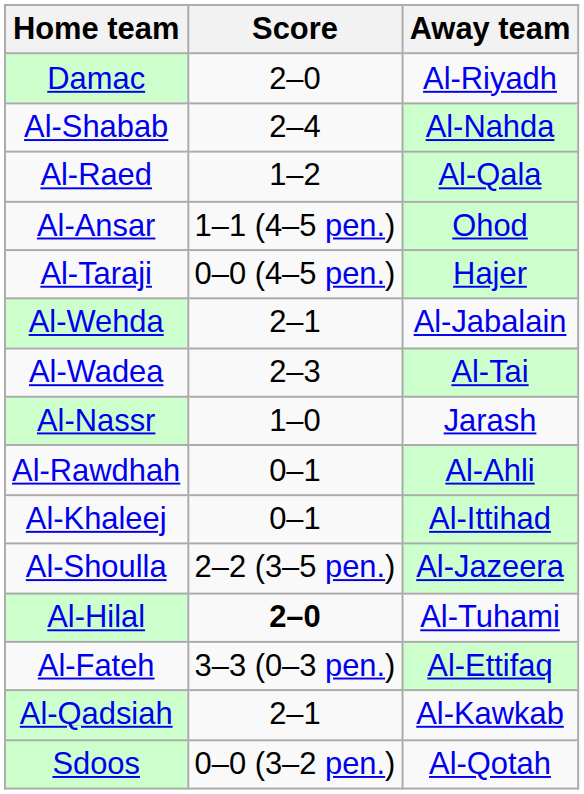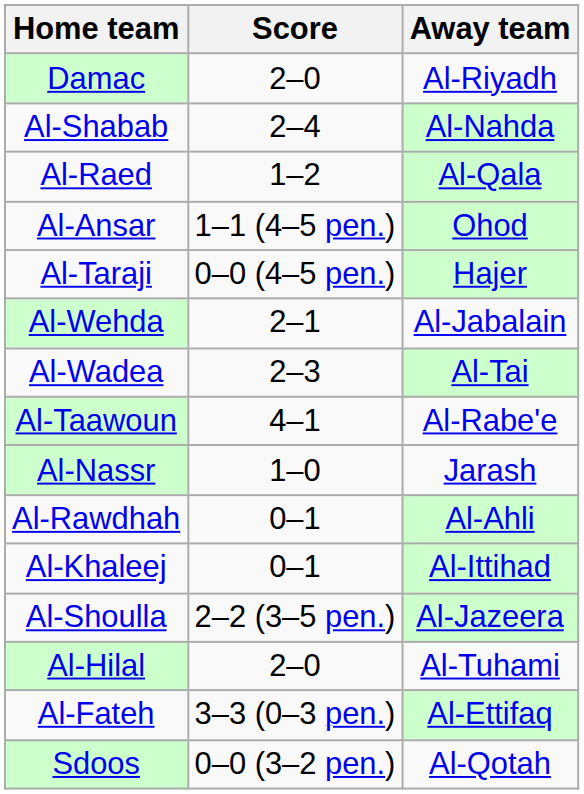+ row: (96, 420)
(295, 616) bold -> (295, 665) normal
- row: (96, 714)
